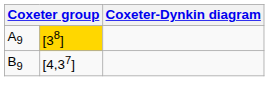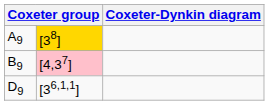(59, 63) no background -> (56, 63) pink background
+ row: (15, 88)
